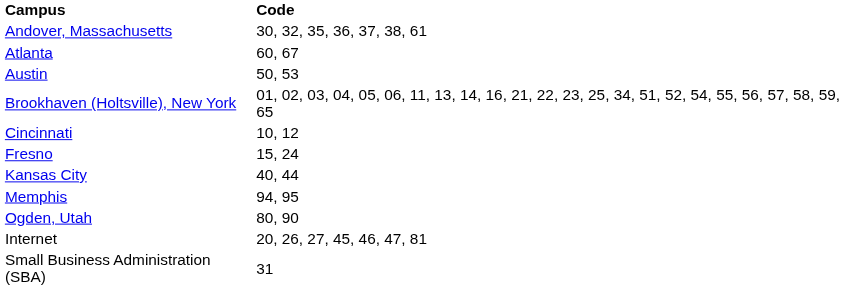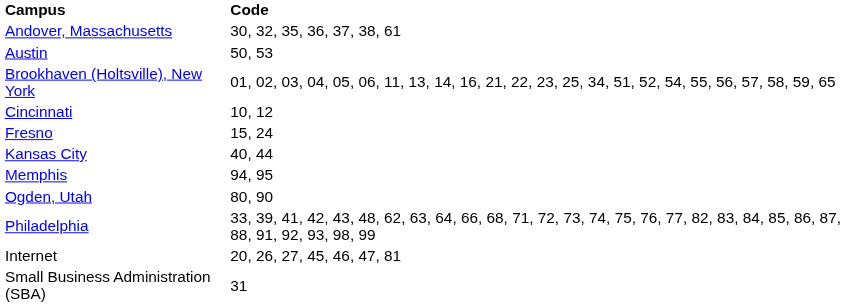- row: (29, 52)
+ row: (47, 226)
